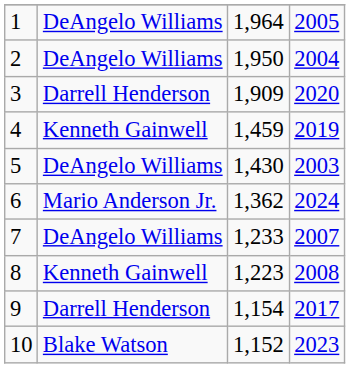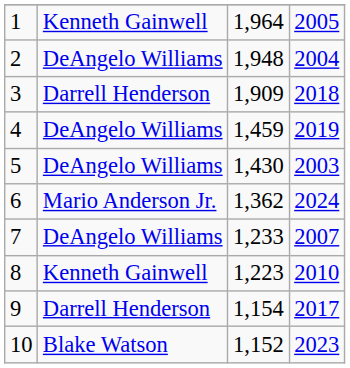(133, 22) DeAngelo Williams -> (125, 22) Kenneth Gainwell
(258, 58) 1,950 -> (258, 58) 1,948
(317, 93) 2020 -> (317, 93) 2018
(125, 129) Kenneth Gainwell -> (133, 129) DeAngelo Williams
(317, 272) 2008 -> (317, 272) 2010
